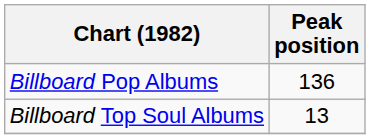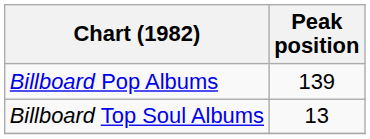(317, 81) 136 -> (317, 81) 139
